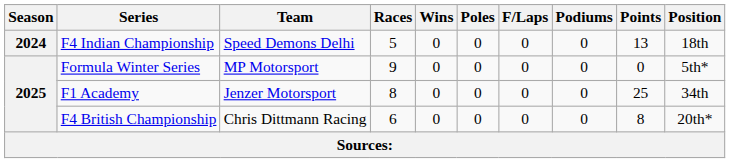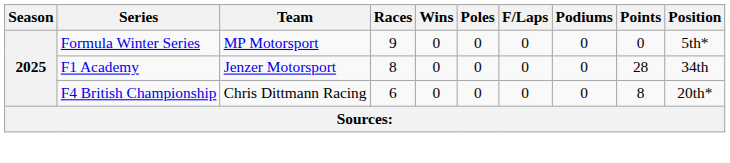- row: (137, 43)
(641, 93) 25 -> (641, 68) 28
